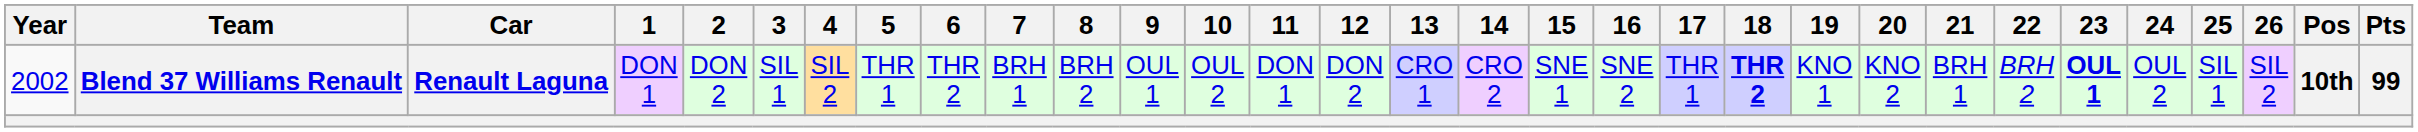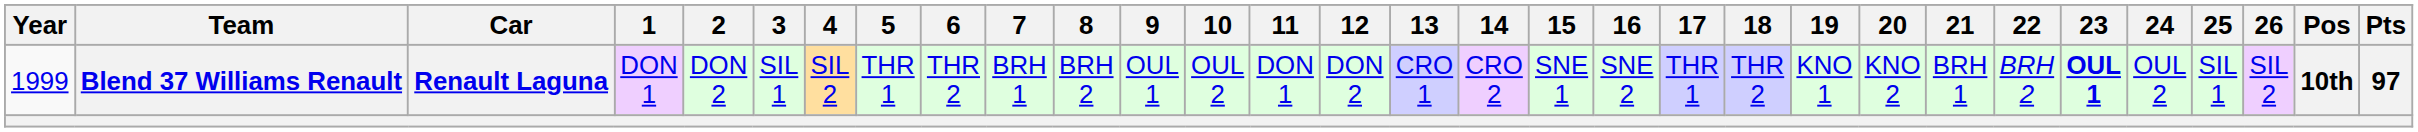(40, 80) 2002 -> (40, 80) 1999
(1758, 80) bold -> (1758, 80) normal
(2386, 80) 99 -> (2386, 80) 97
